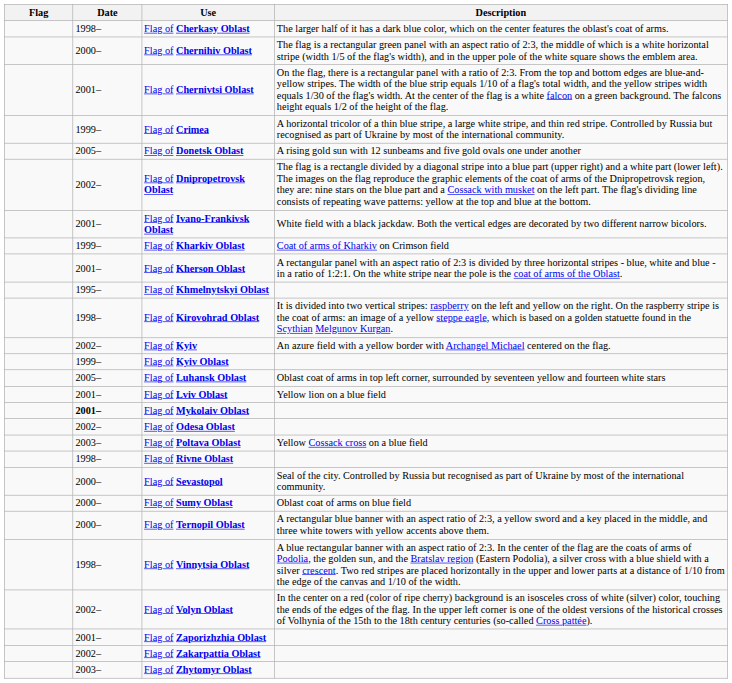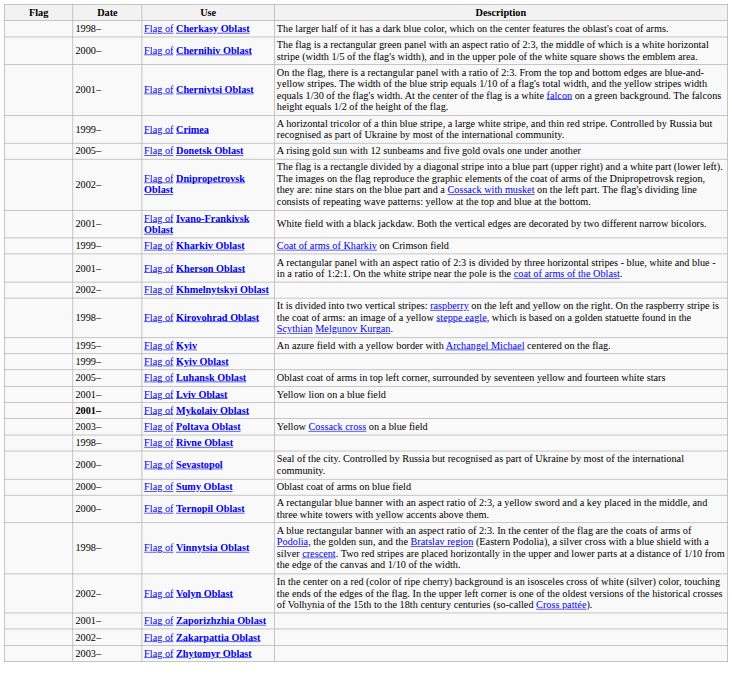(88, 290) 1995– -> (88, 290) 2002–
(88, 345) 2002– -> (88, 345) 1995–
- row: (189, 426)
